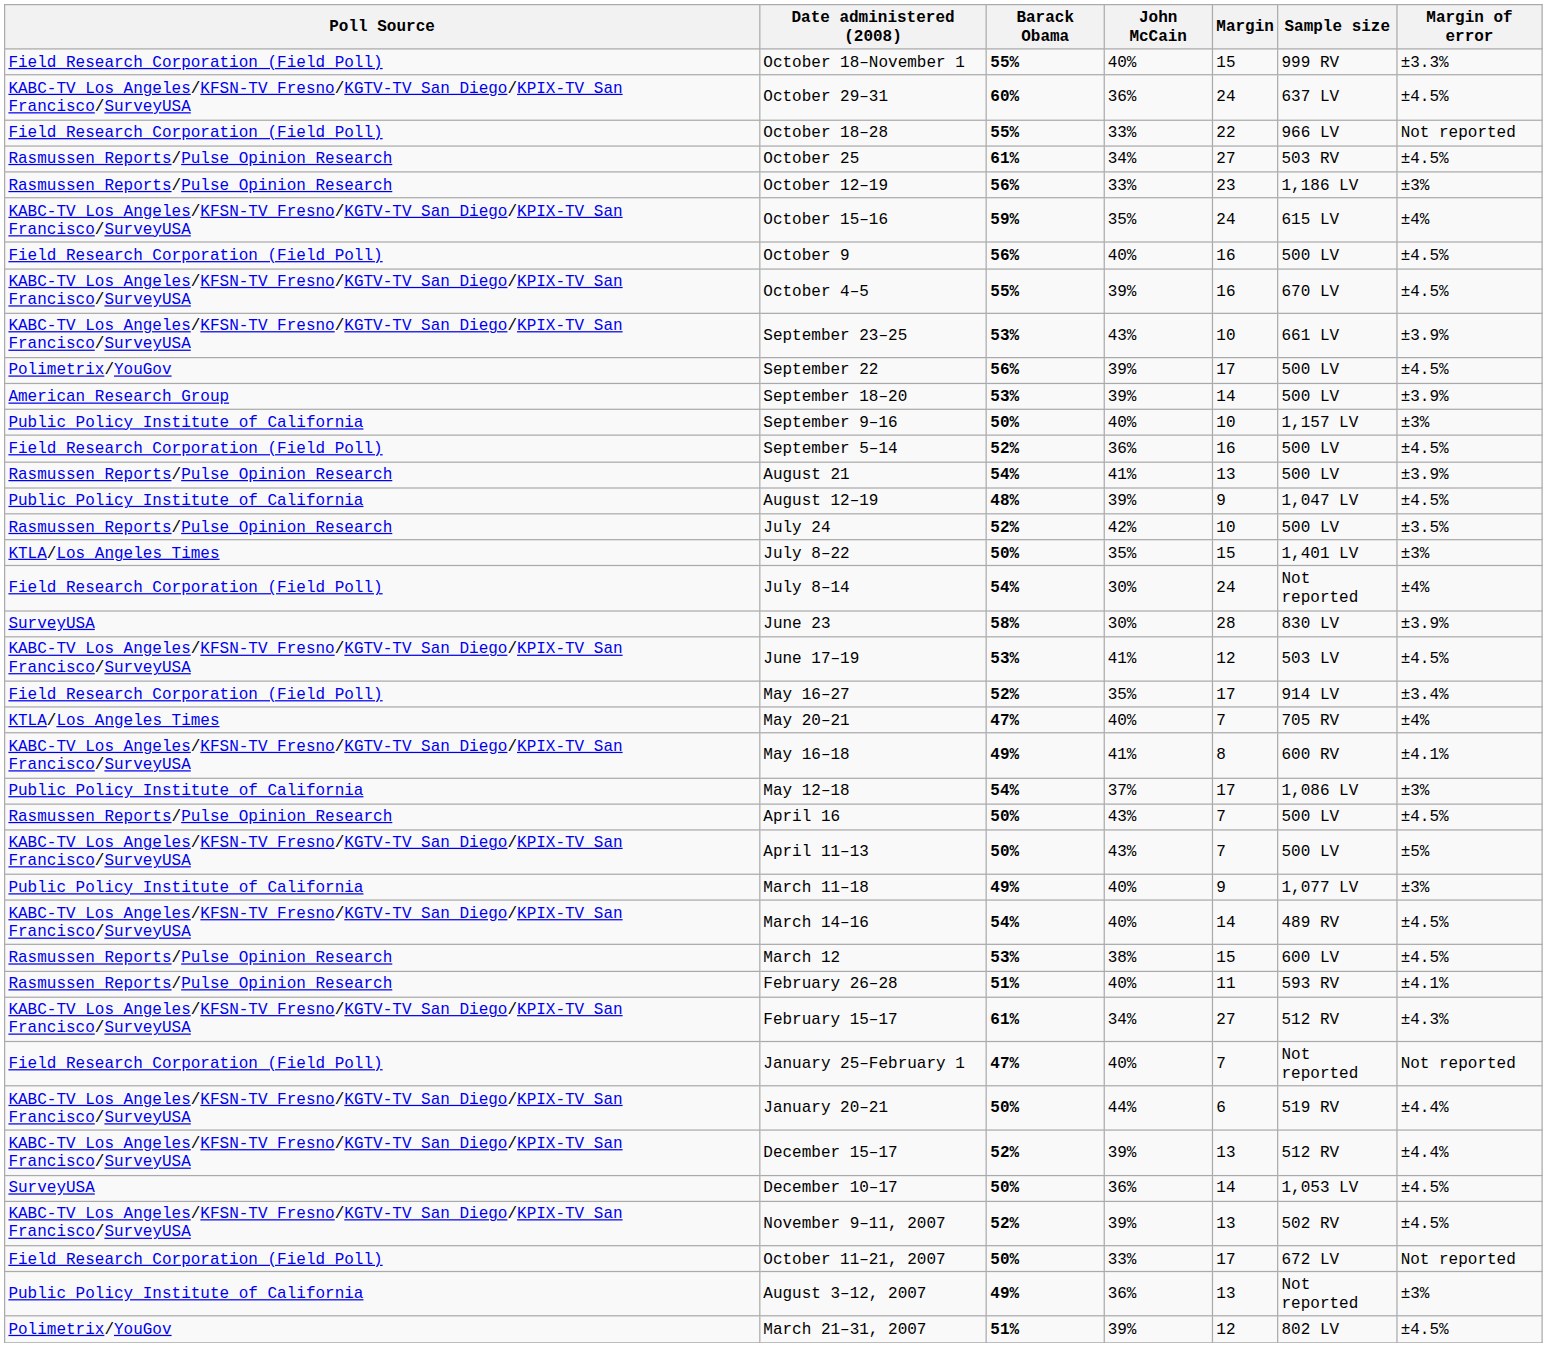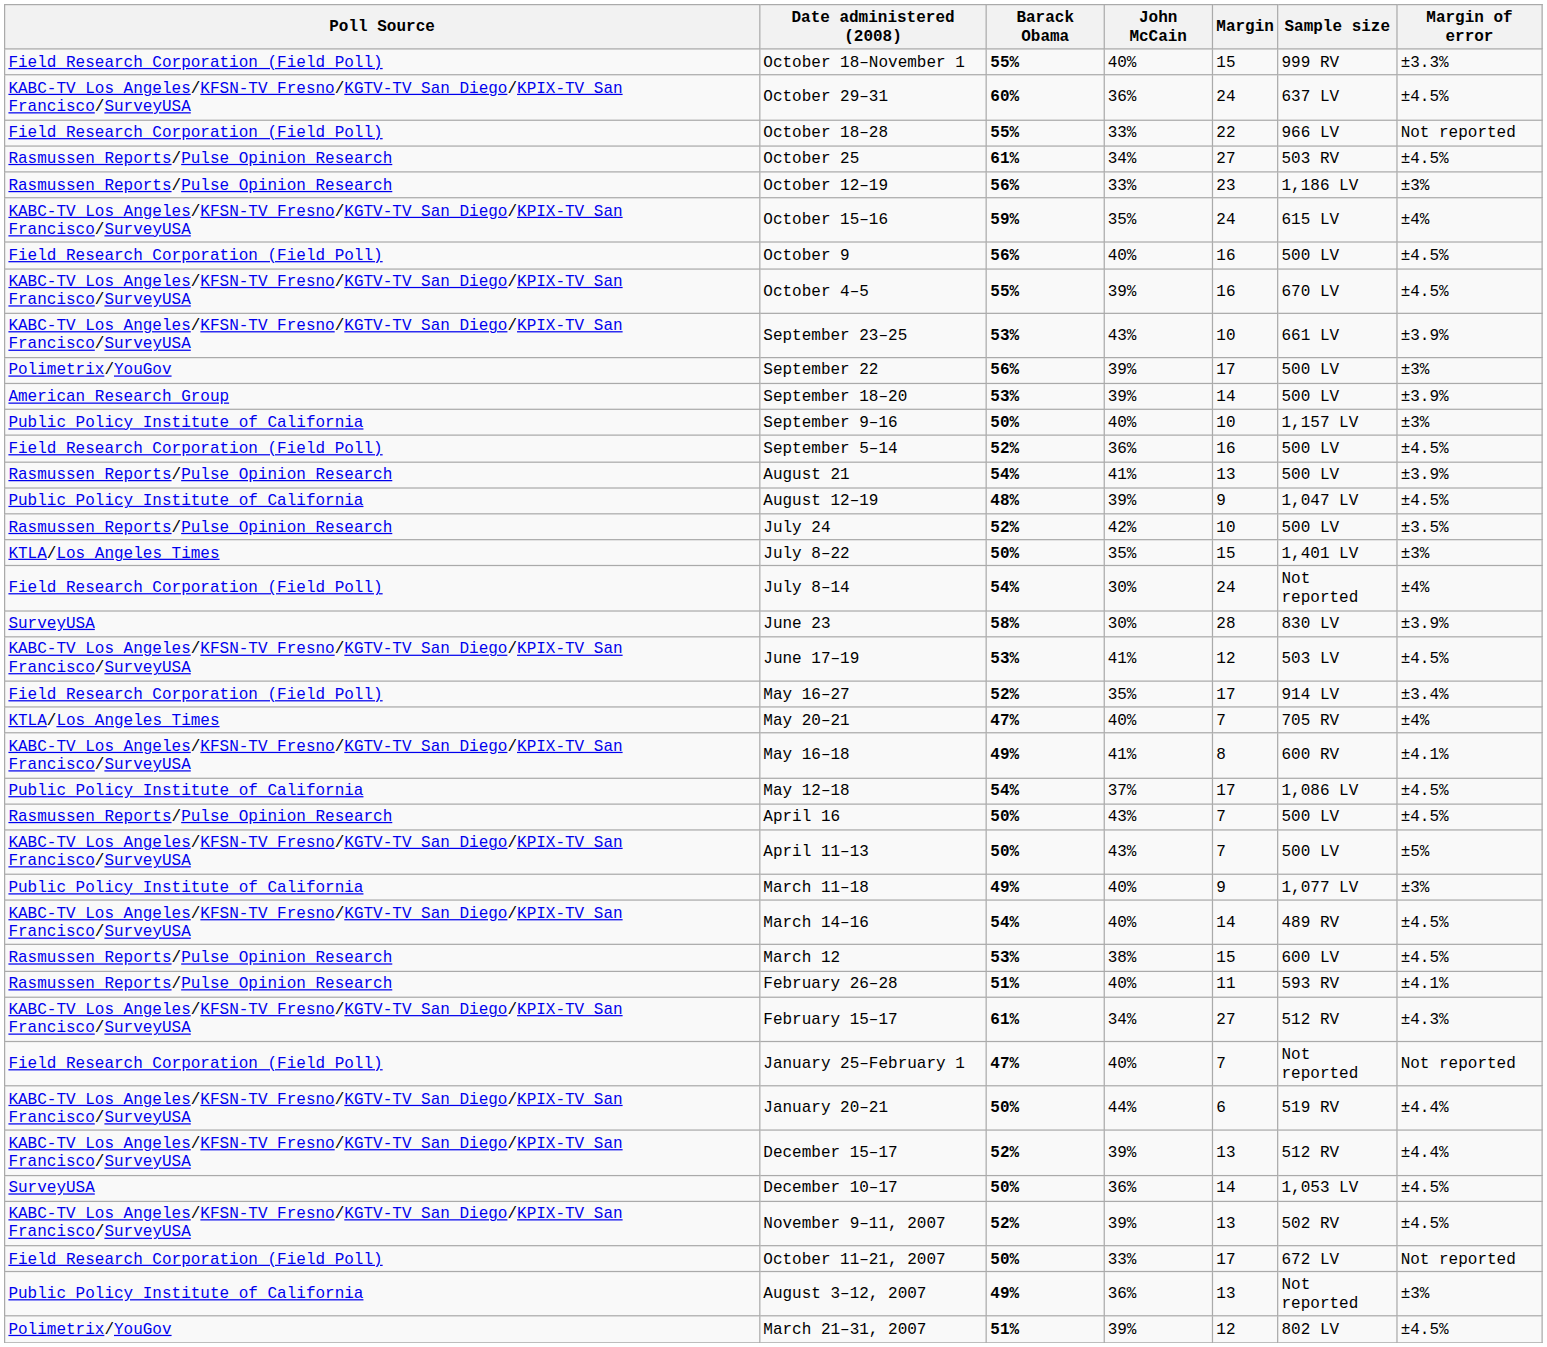(1425, 371) ±4.5% -> (1415, 371) ±3%
(1415, 791) ±3% -> (1425, 791) ±4.5%
